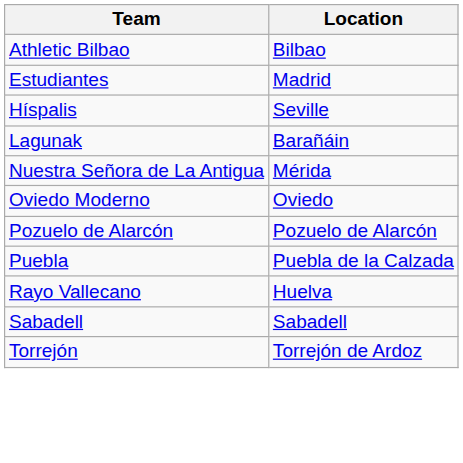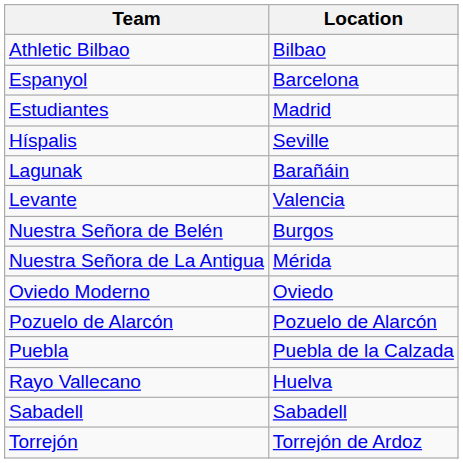+ row: (48, 79)
+ row: (43, 200)
+ row: (116, 230)
